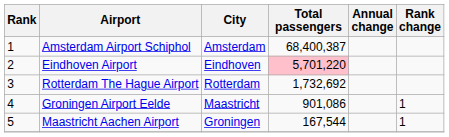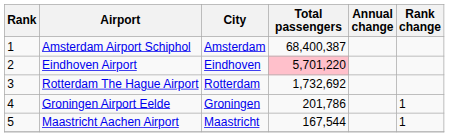(232, 103) Maastricht -> (232, 103) Groningen
(324, 103) 901,086 -> (324, 103) 201,786
(232, 122) Groningen -> (232, 122) Maastricht
